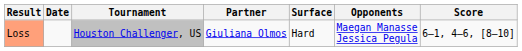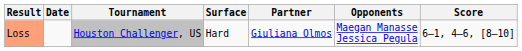columns swapped: (312, 12) <-> (246, 12)
